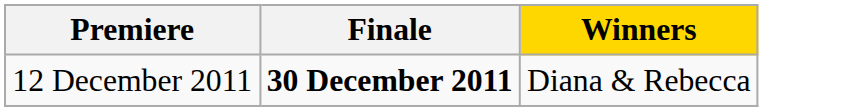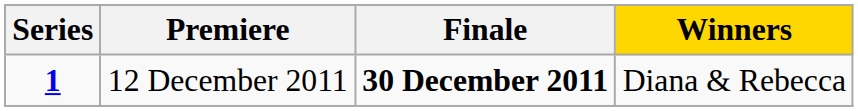+ column: (53, 29)
